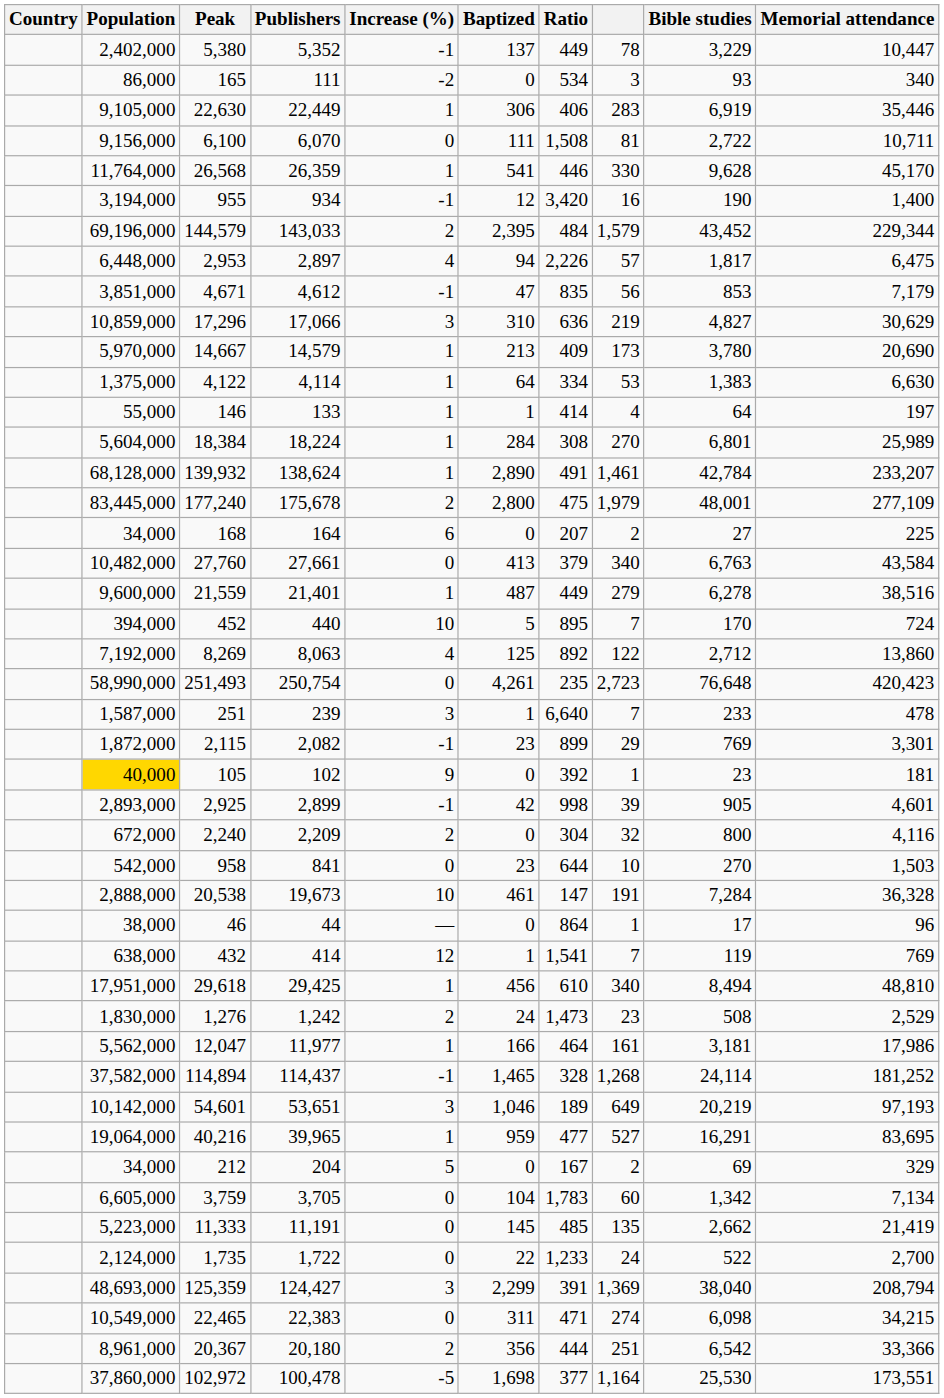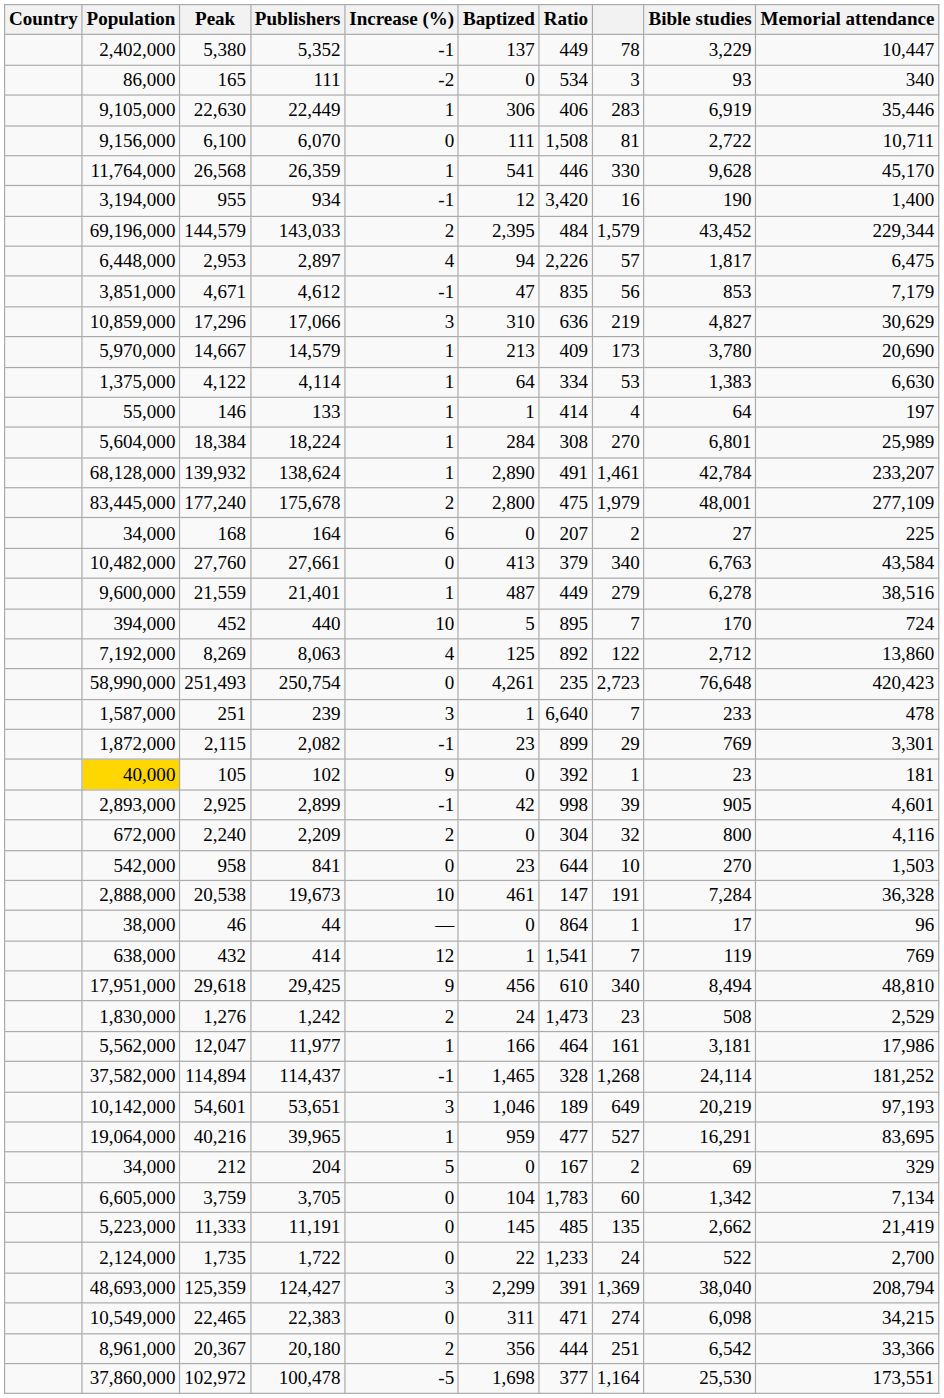(449, 985) 1 -> (449, 985) 9
